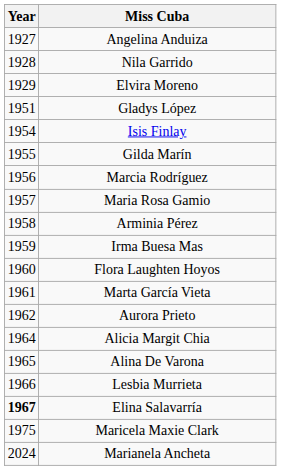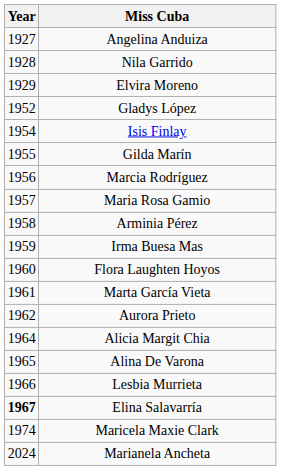(22, 108) 1951 -> (22, 108) 1952
(22, 431) 1975 -> (22, 431) 1974
